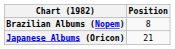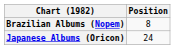(148, 38) 21 -> (148, 38) 24
